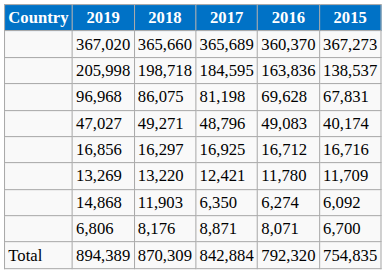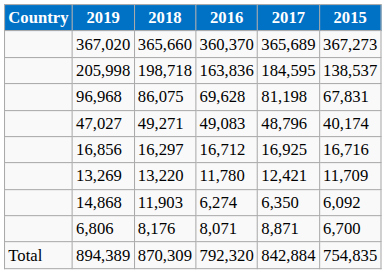columns swapped: (227, 17) <-> (288, 17)
